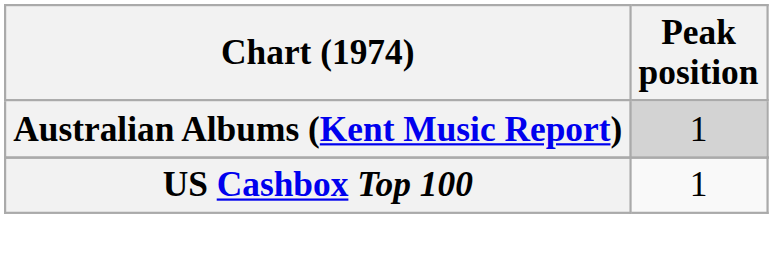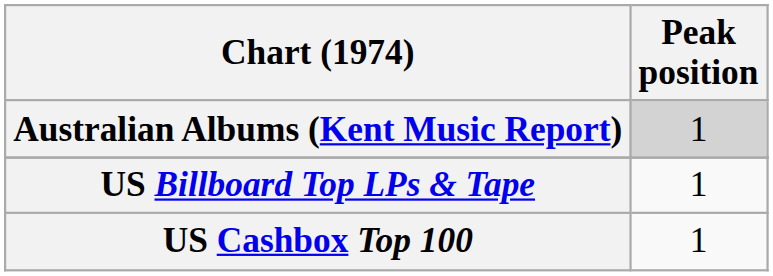+ row: (318, 184)
